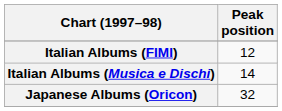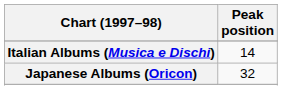- row: (111, 52)
